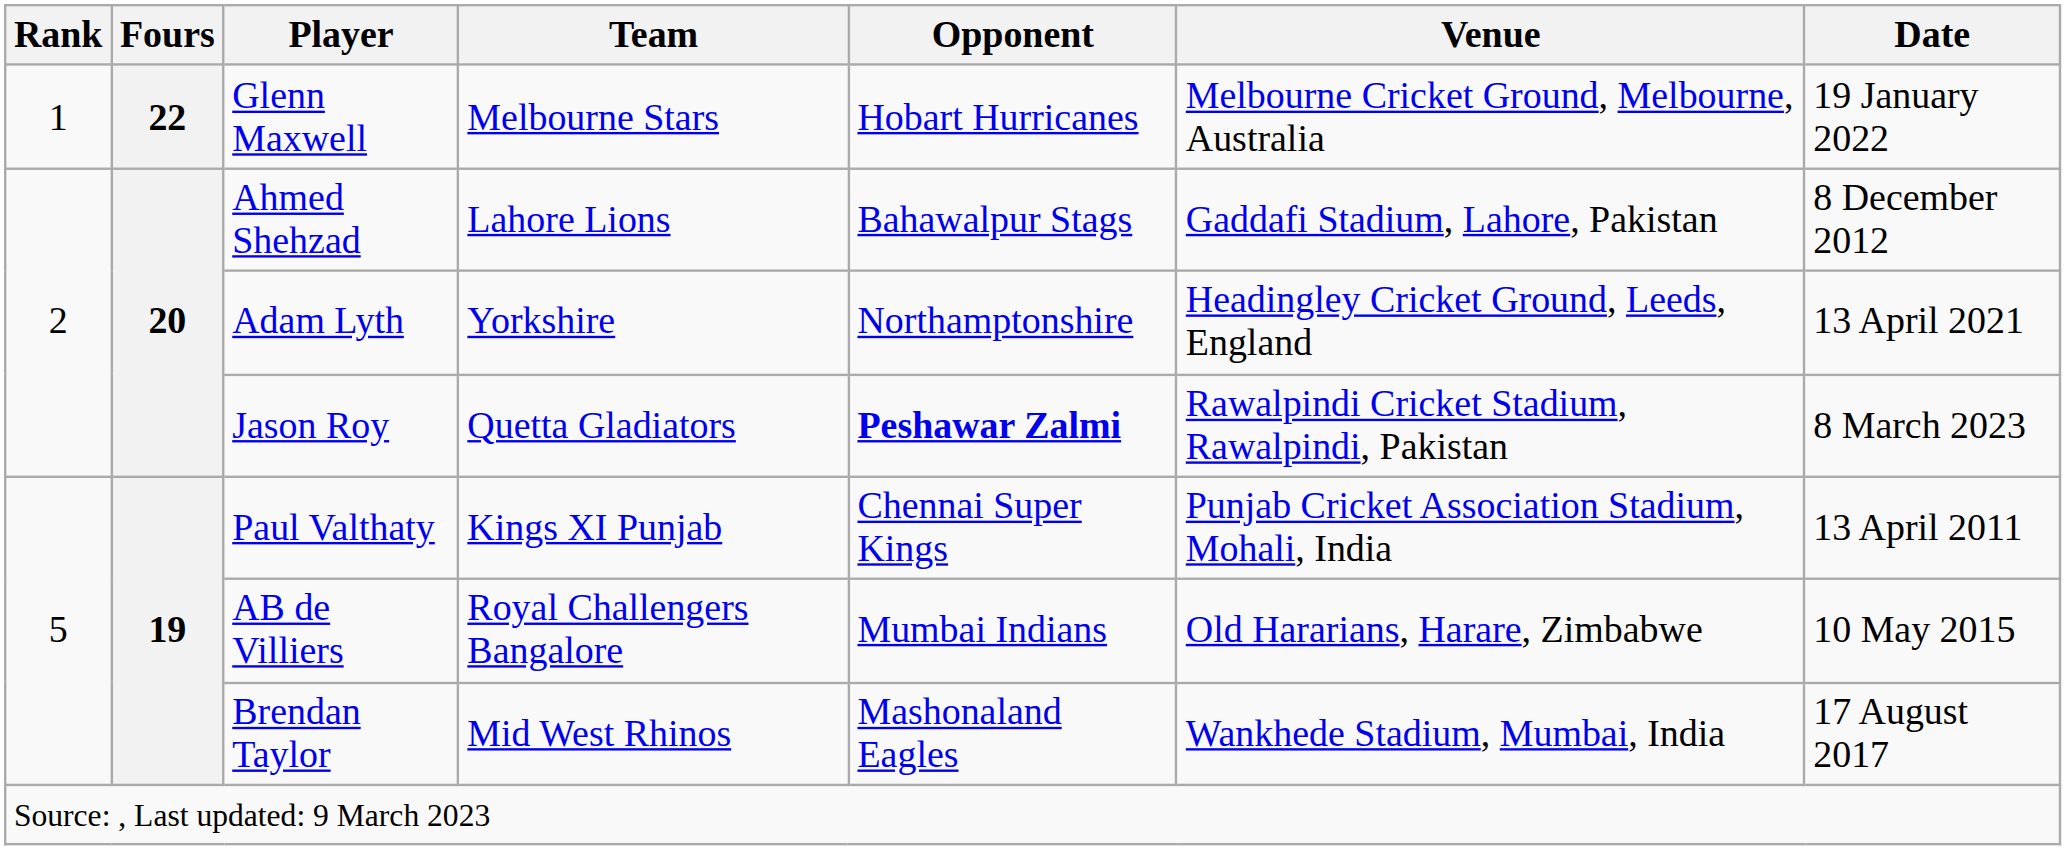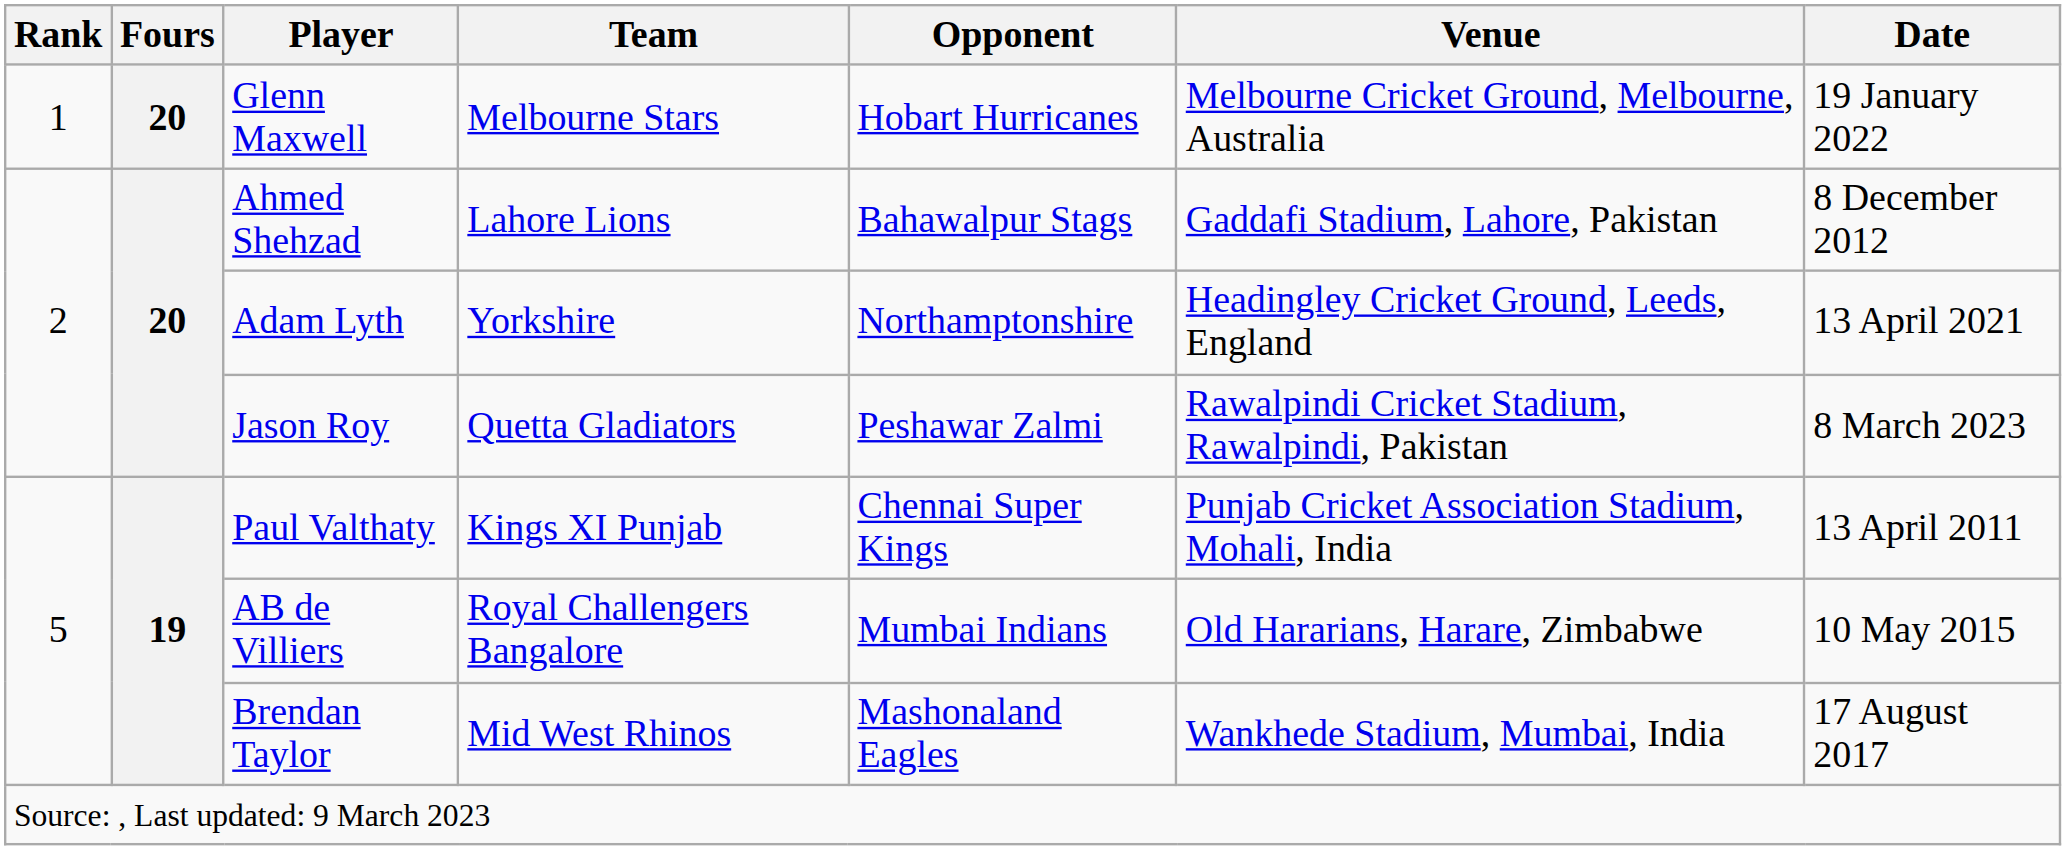(167, 116) 22 -> (167, 116) 20
(989, 424) bold -> (980, 424) normal
